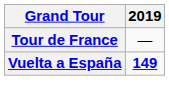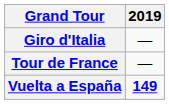+ row: (65, 39)
